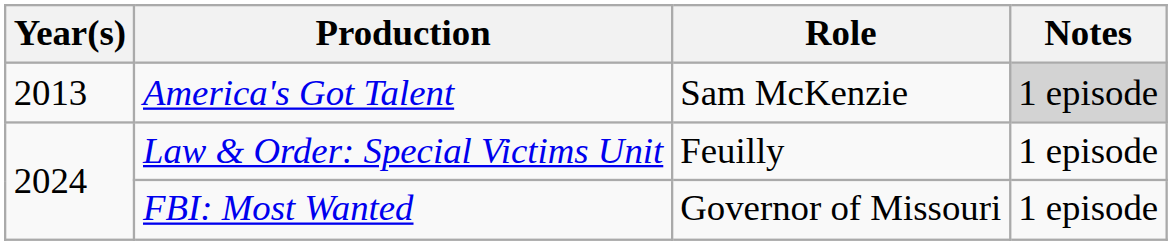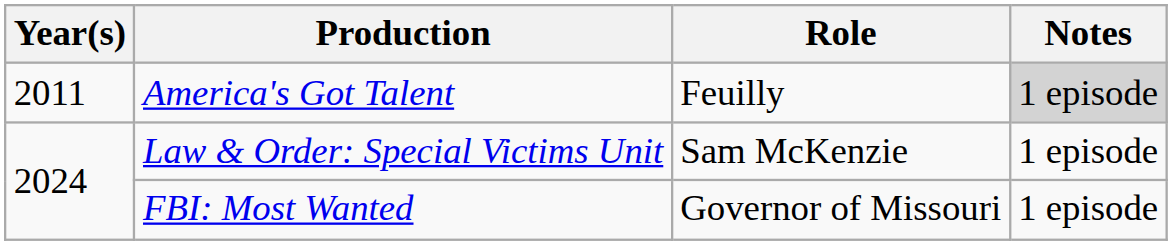(50, 92) 2013 -> (50, 92) 2011
(794, 92) Sam McKenzie -> (732, 92) Feuilly
(732, 150) Feuilly -> (794, 150) Sam McKenzie
